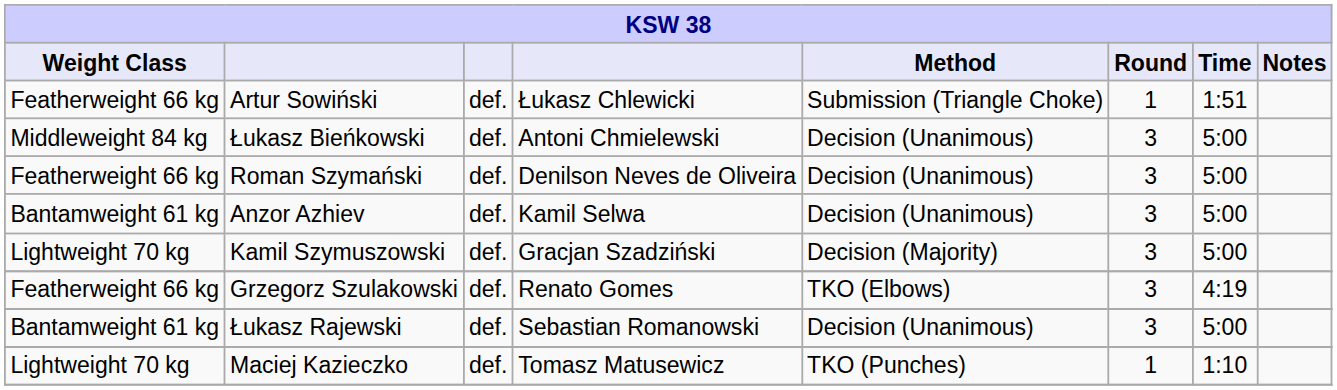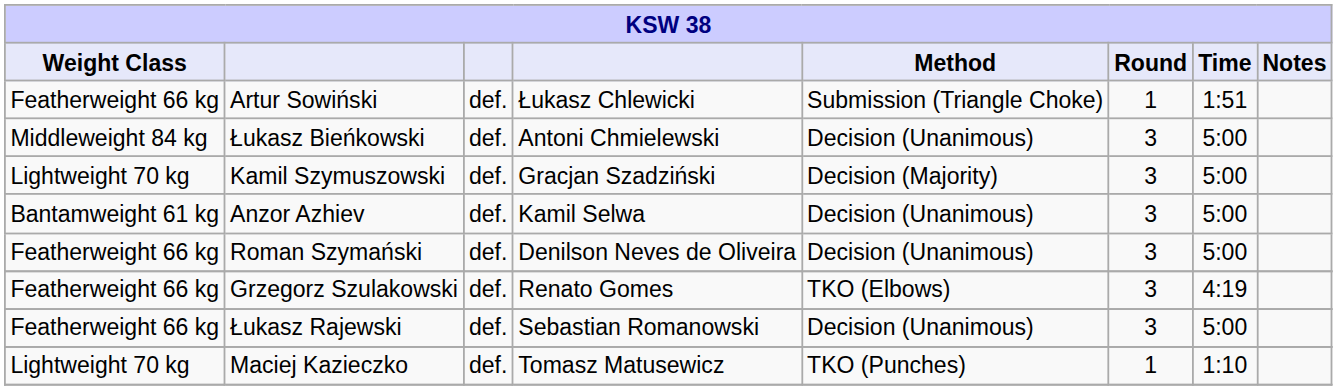rows swapped: (326, 176) <-> (338, 251)
(115, 327) Bantamweight 61 kg -> (115, 327) Featherweight 66 kg
